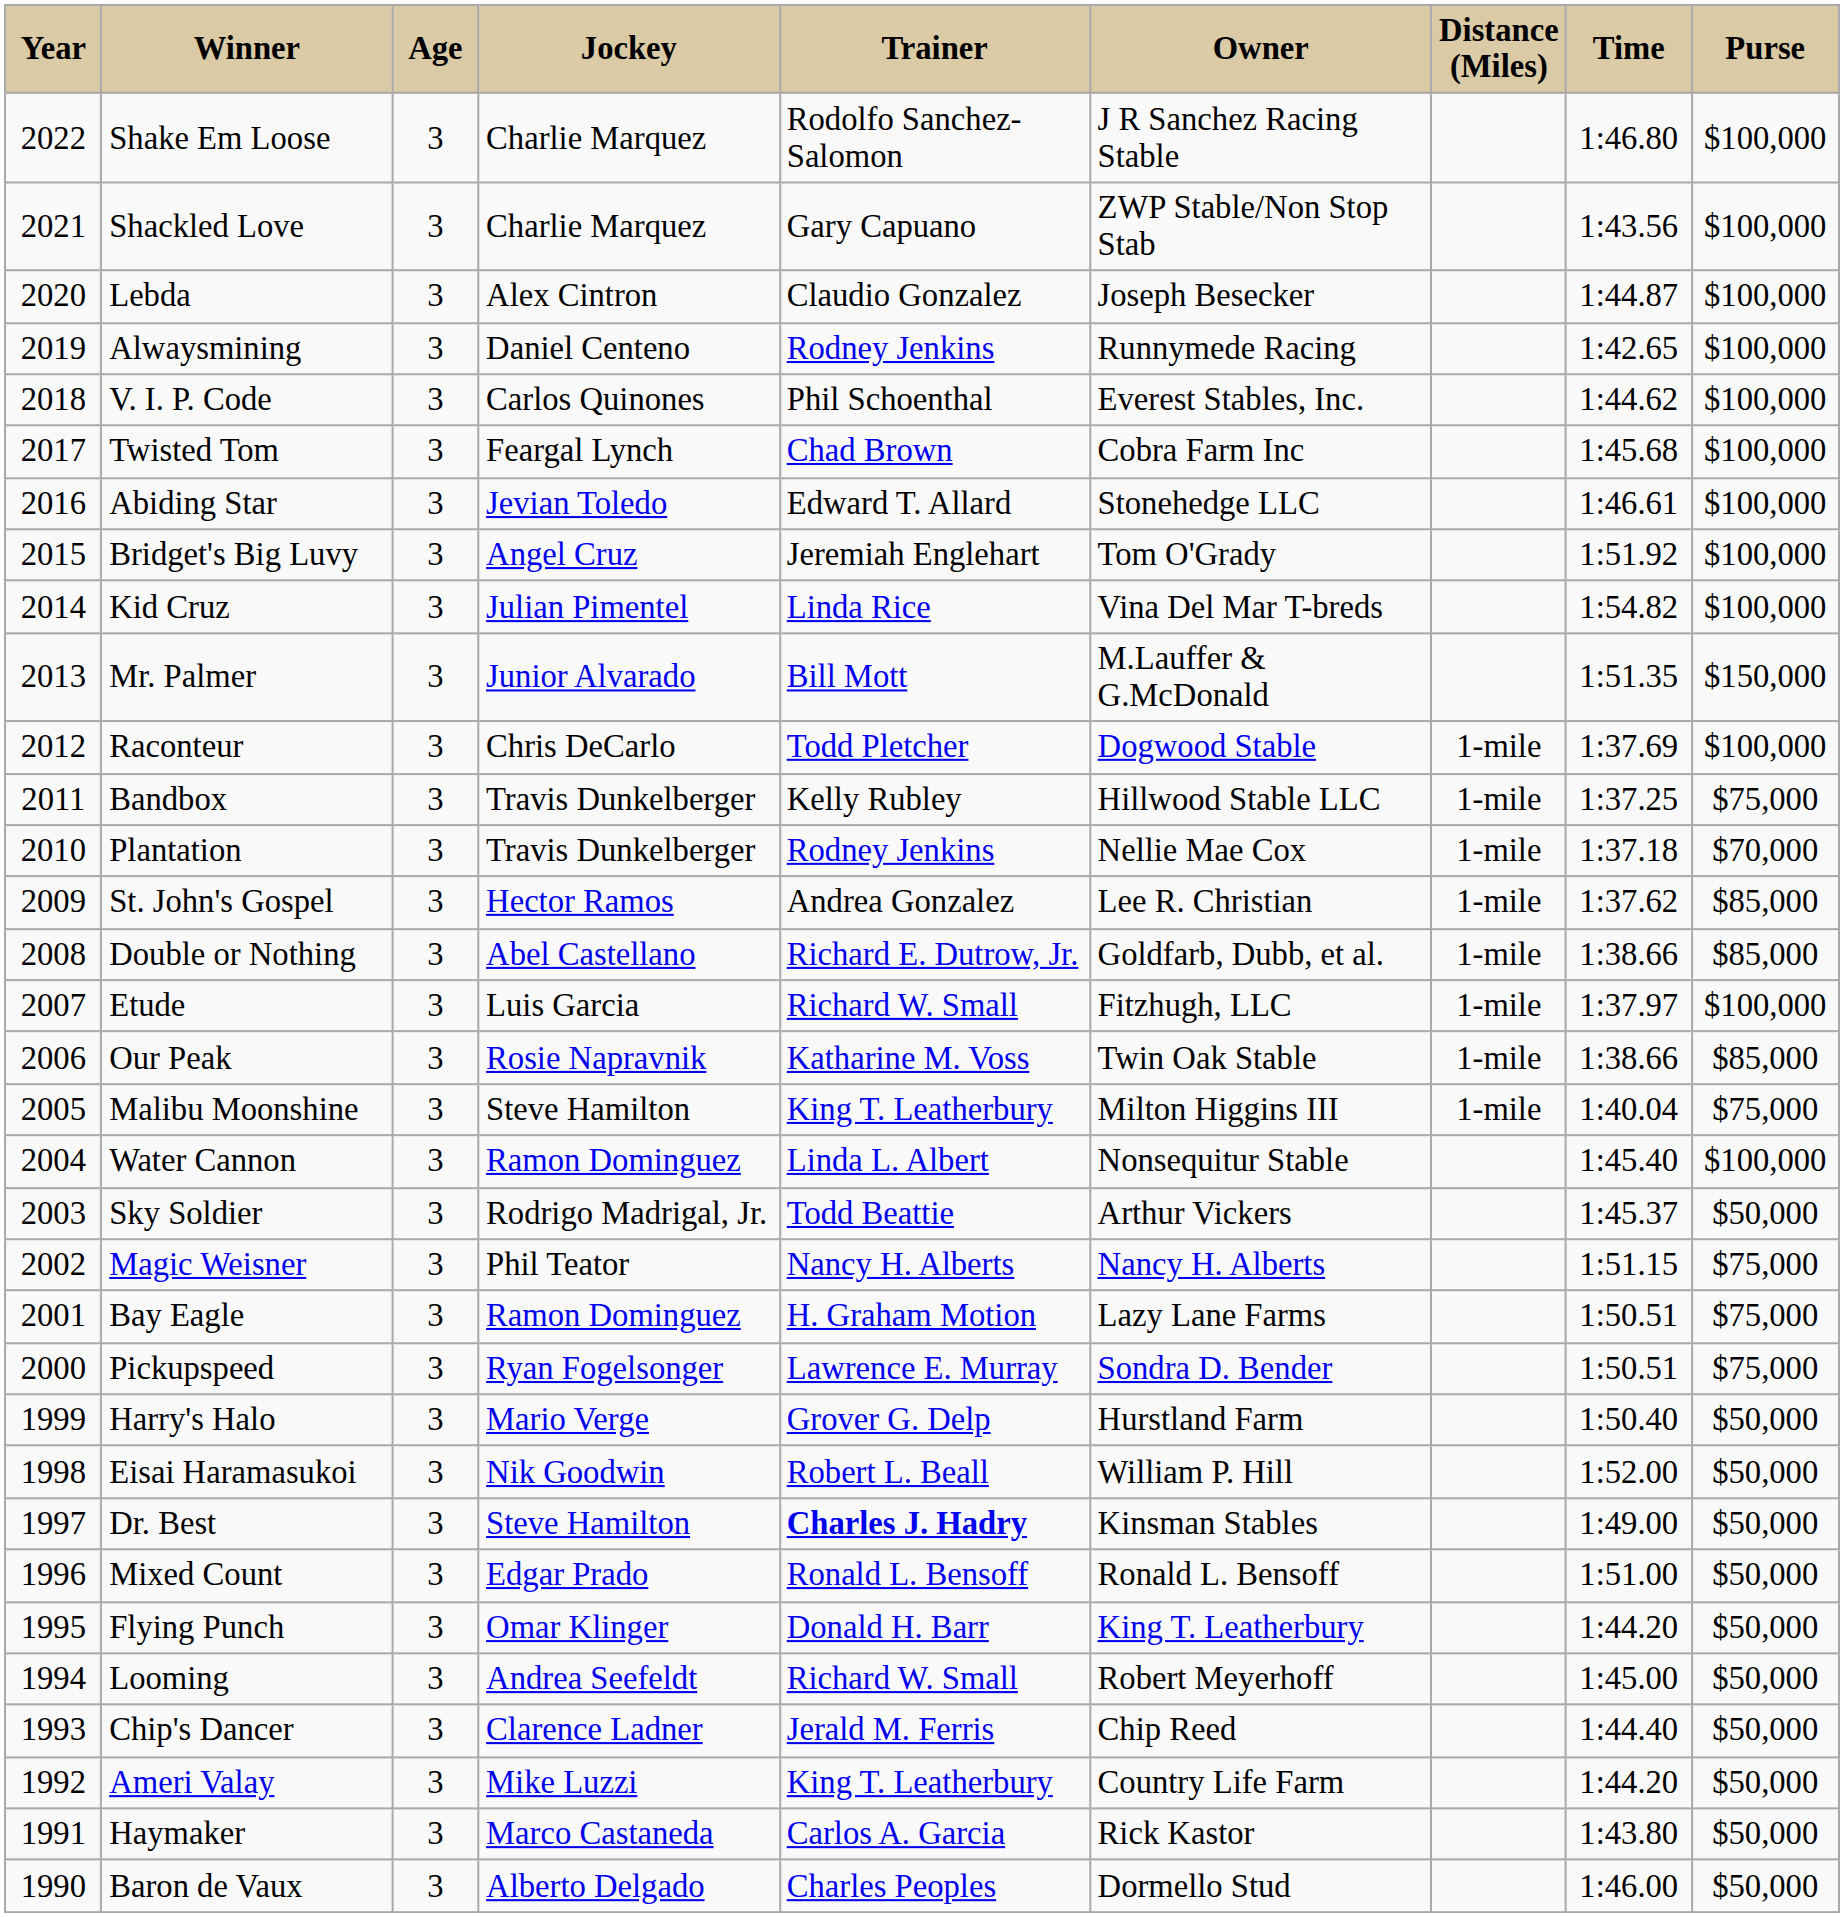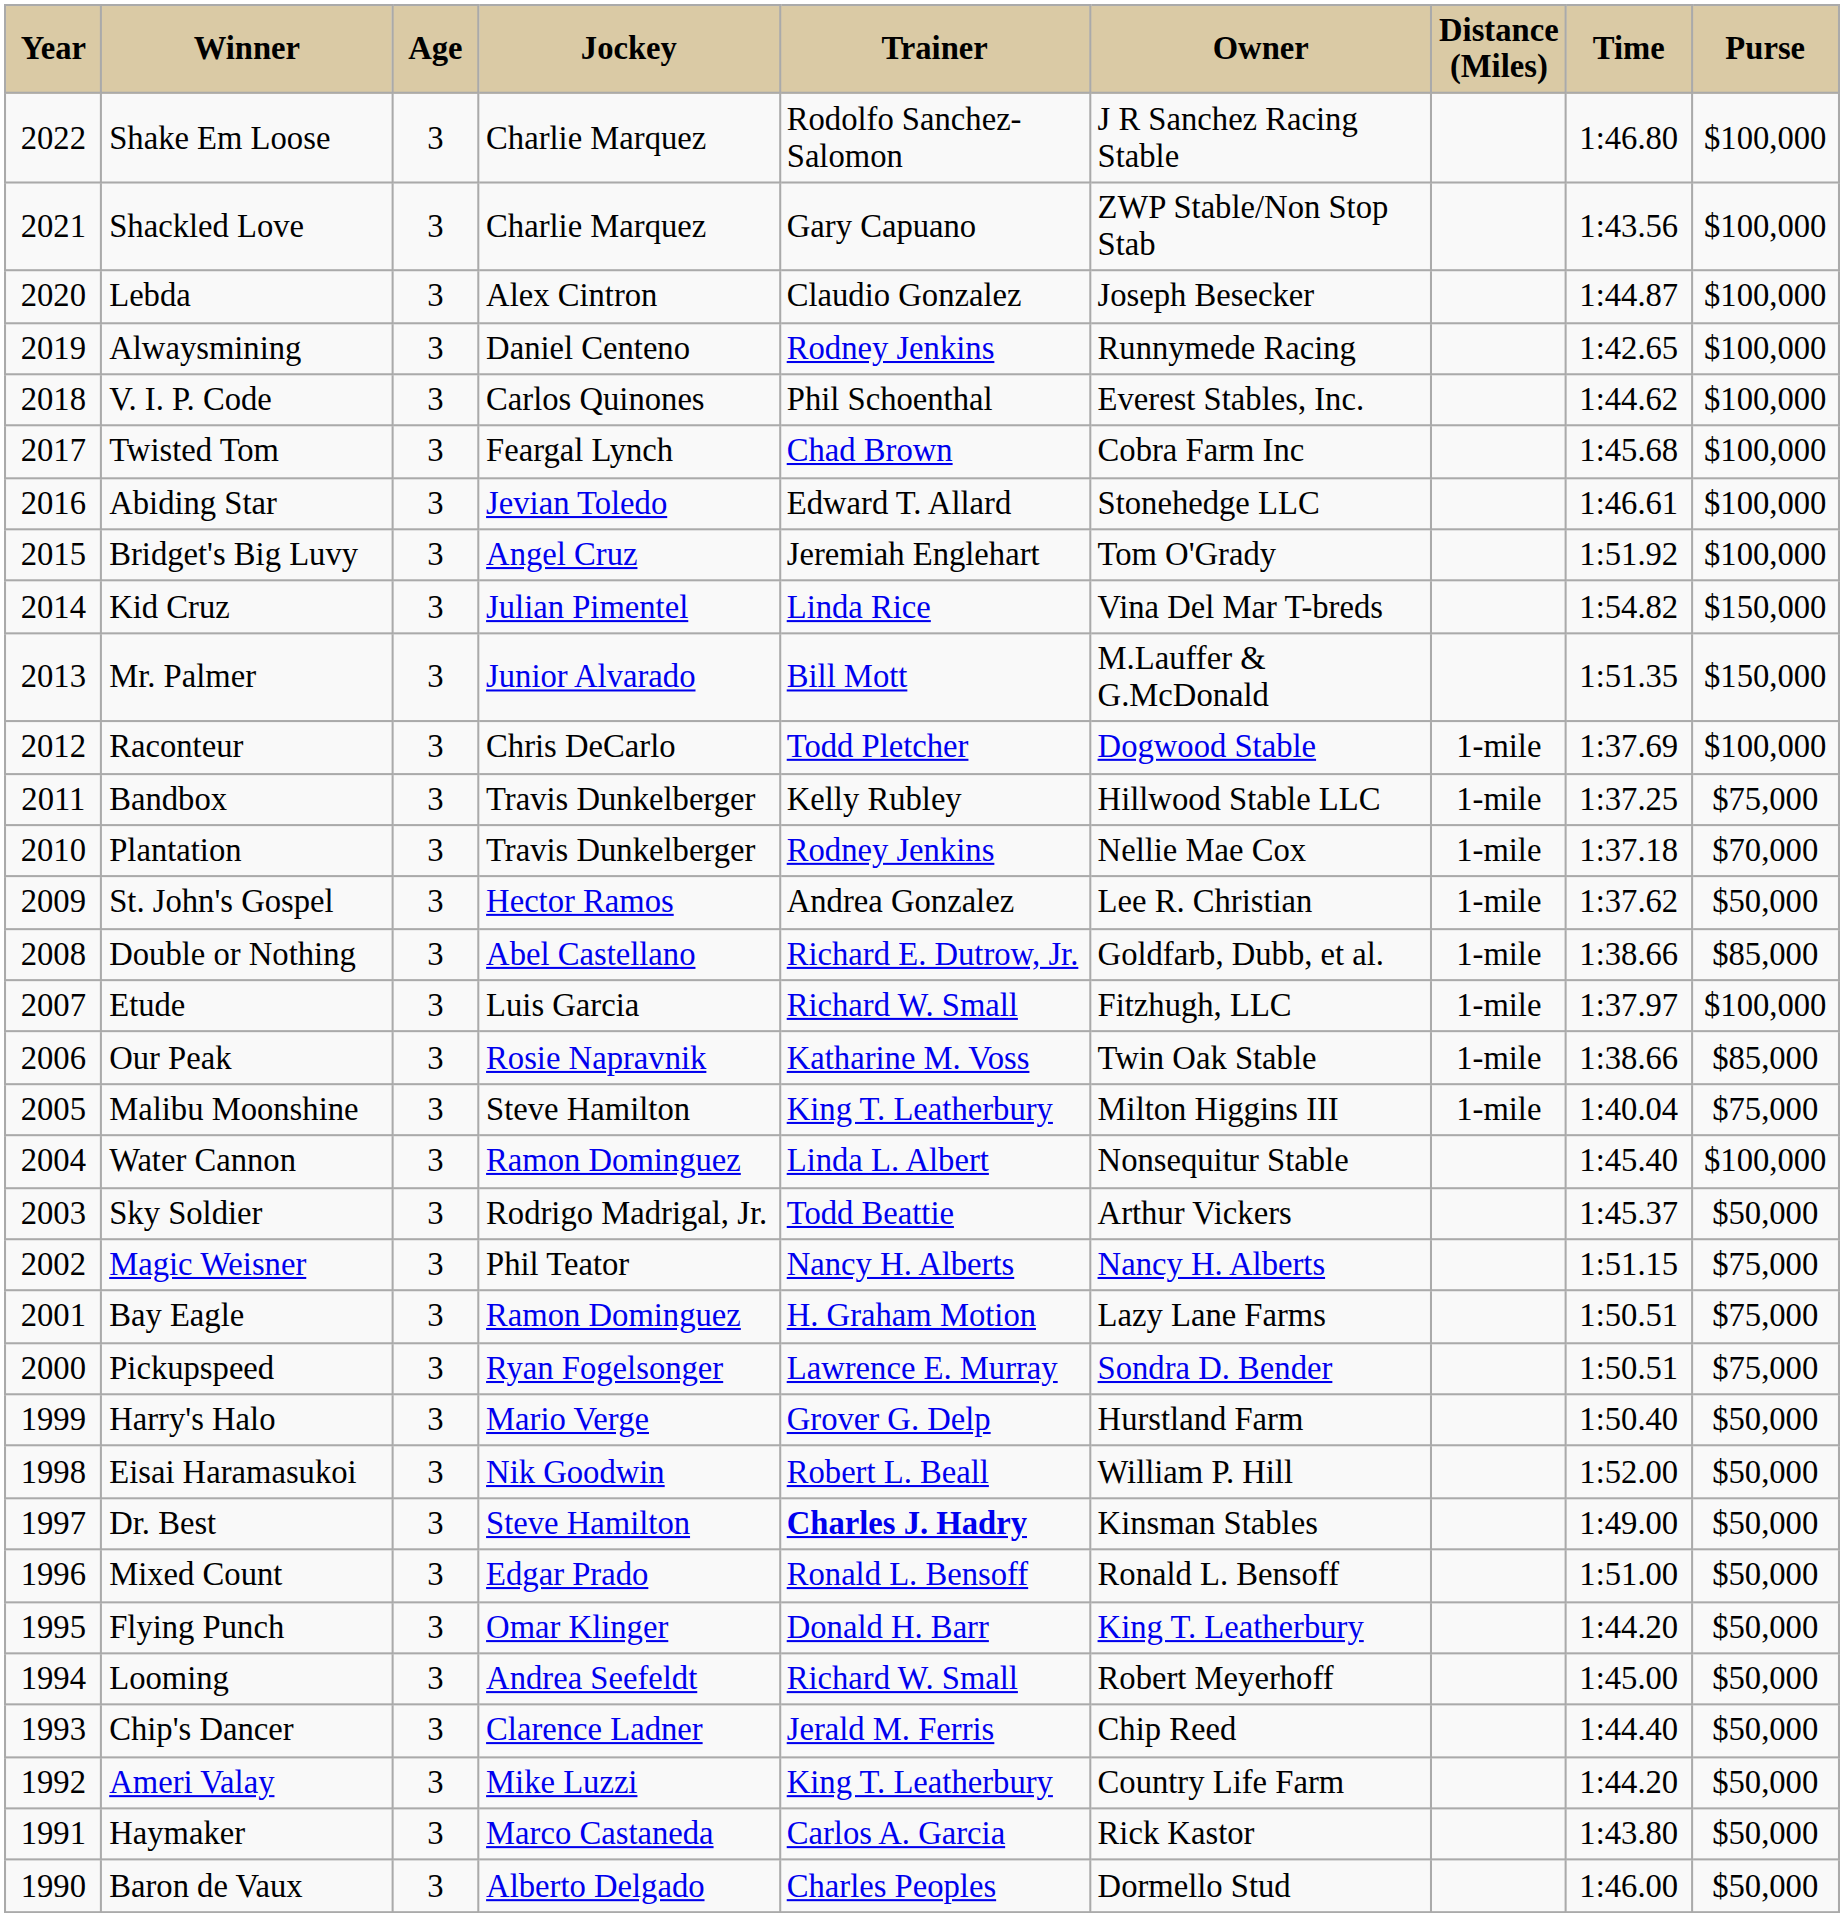(1765, 606) $100,000 -> (1765, 606) $150,000
(1765, 901) $85,000 -> (1765, 901) $50,000
